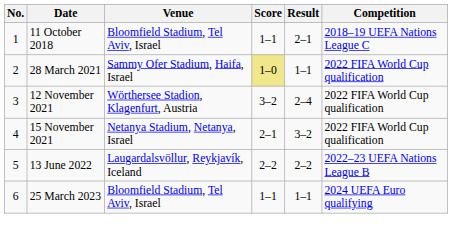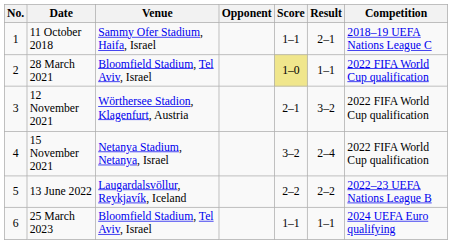+ column: (247, 13)
(165, 38) Bloomfield Stadium, Tel Aviv, Israel -> (151, 38) Sammy Ofer Stadium, Haifa, Israel
(175, 70) Sammy Ofer Stadium, Haifa, Israel -> (156, 70) Bloomfield Stadium, Tel Aviv, Israel
(268, 102) 3–2 -> (291, 108) 2–1
(303, 102) 2–4 -> (326, 108) 3–2
(268, 133) 2–1 -> (291, 153) 3–2
(303, 133) 3–2 -> (326, 153) 2–4
